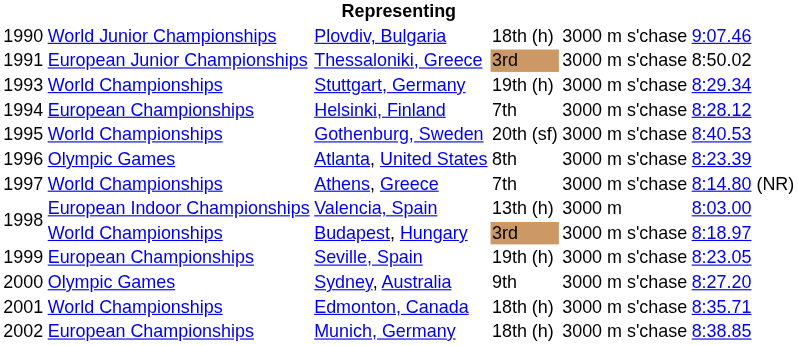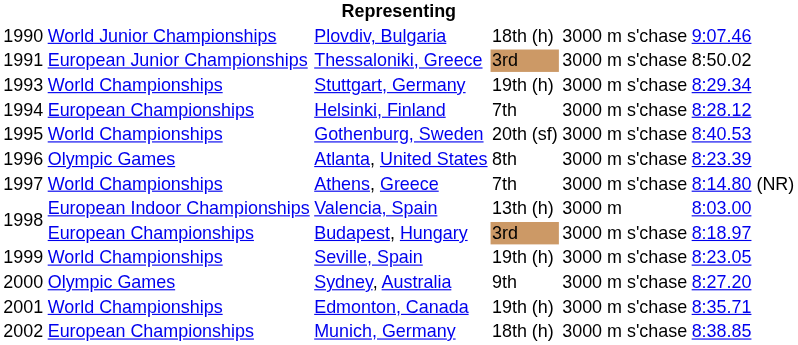(135, 233) World Championships -> (151, 233) European Championships
(151, 257) European Championships -> (135, 257) World Championships
(523, 307) 18th (h) -> (523, 307) 19th (h)
